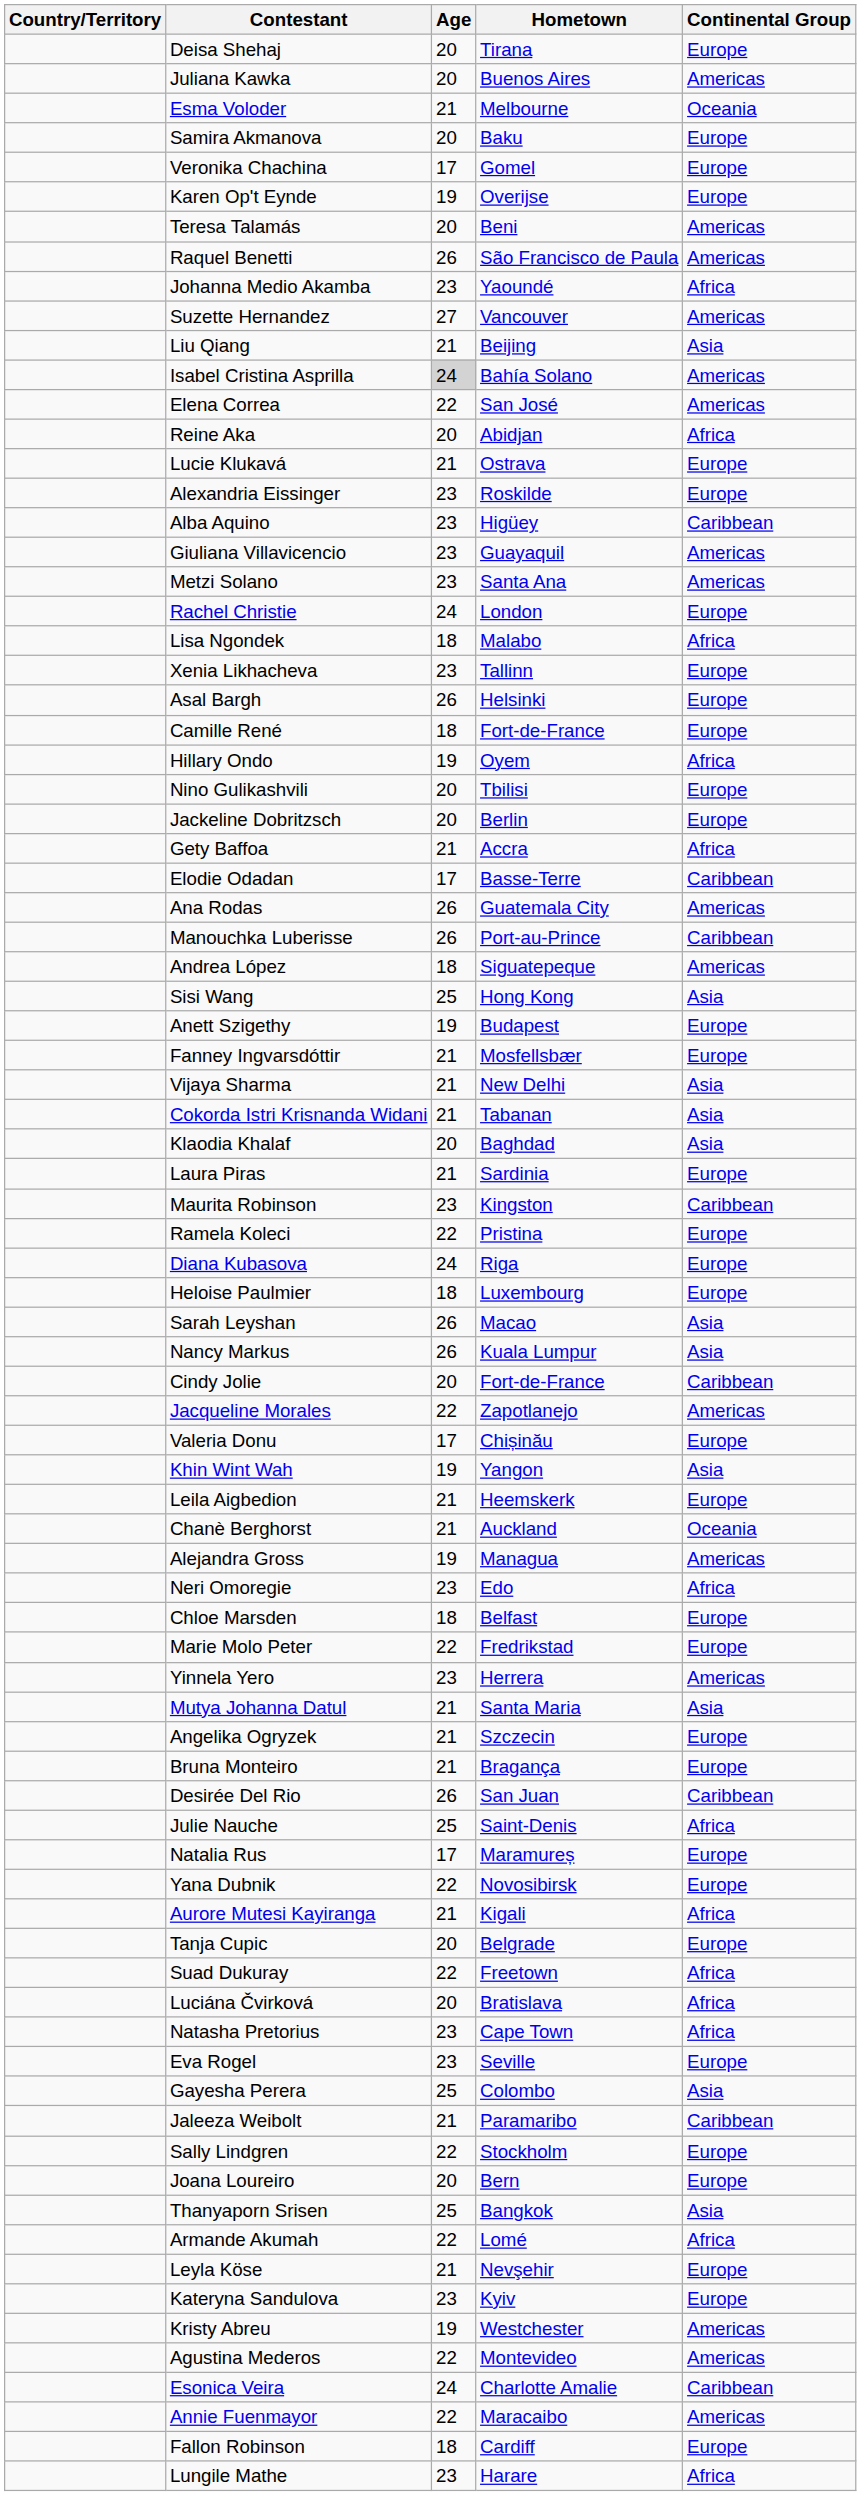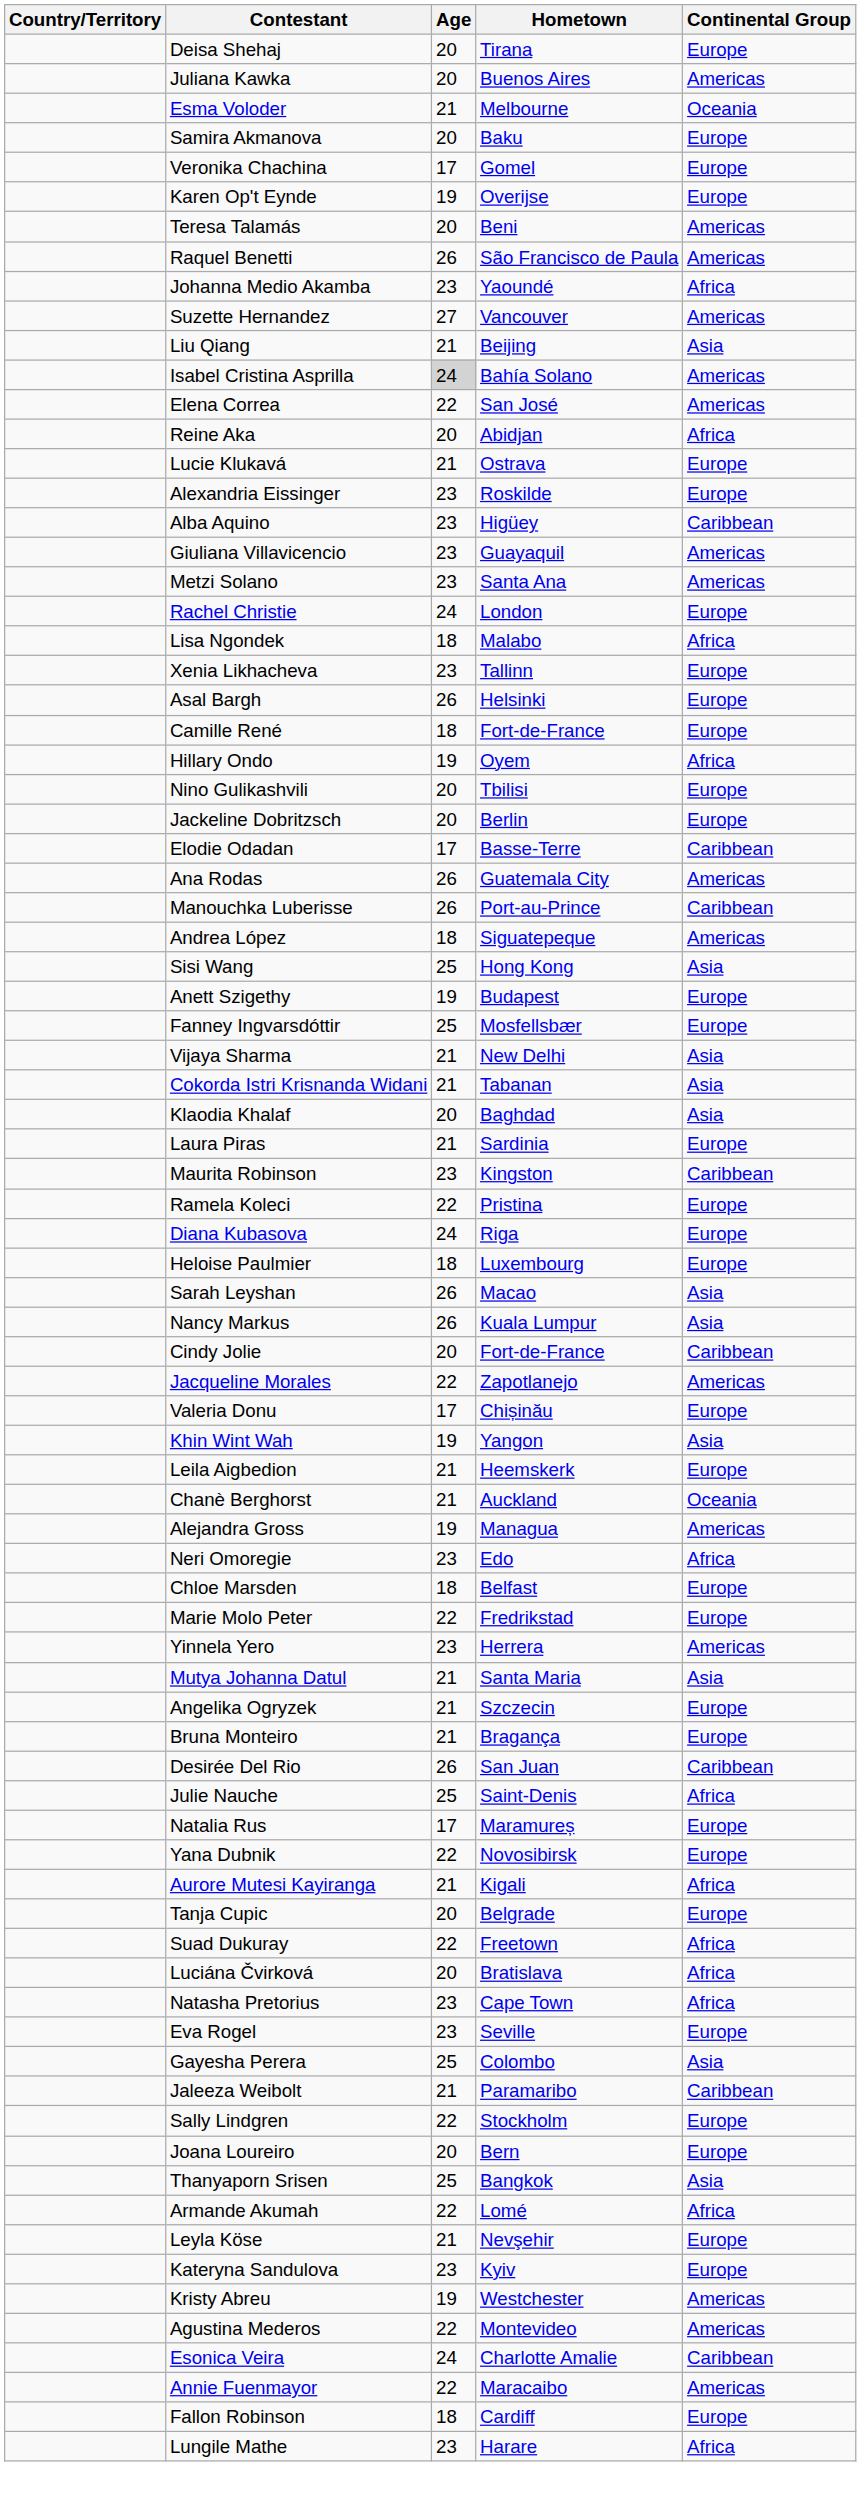- row: (219, 848)
(446, 1055) 21 -> (446, 1026) 25
